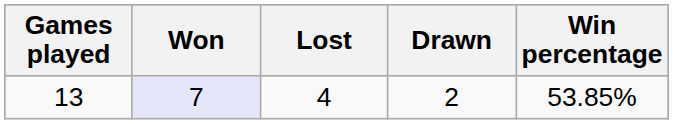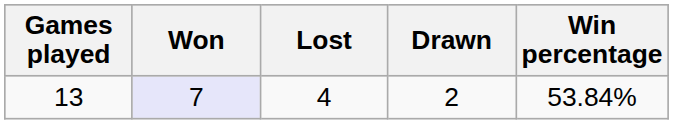(592, 97) 53.85% -> (592, 97) 53.84%
